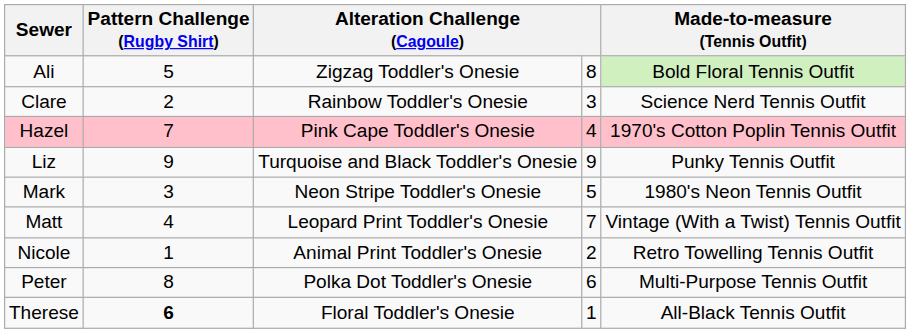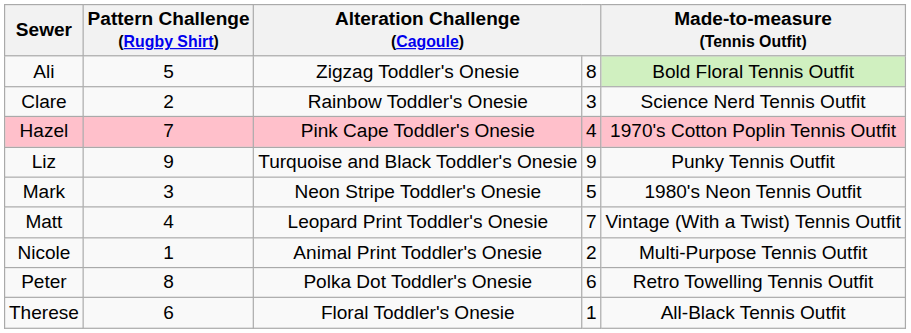(753, 252) Retro Towelling Tennis Outfit -> (753, 252) Multi-Purpose Tennis Outfit
(753, 282) Multi-Purpose Tennis Outfit -> (753, 282) Retro Towelling Tennis Outfit
(169, 312) bold -> (169, 312) normal
